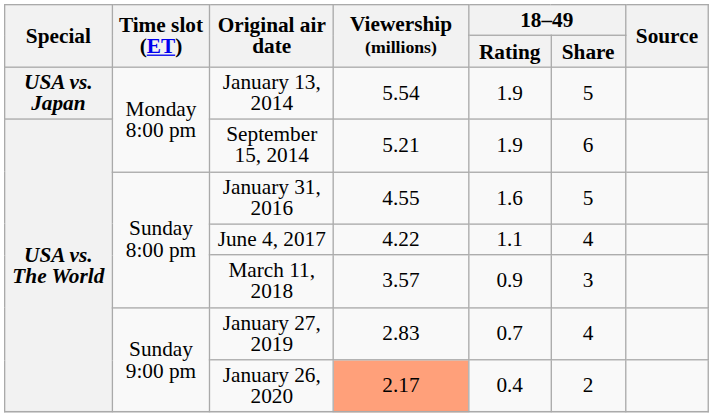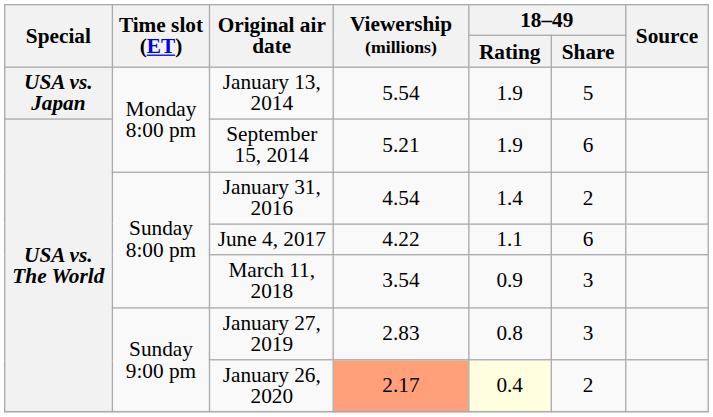(401, 197) 4.55 -> (401, 197) 4.54
(510, 197) 1.6 -> (510, 197) 1.4
(588, 197) 5 -> (588, 197) 2
(588, 239) 4 -> (588, 239) 6
(401, 281) 3.57 -> (401, 281) 3.54
(510, 333) 0.7 -> (510, 333) 0.8
(588, 333) 4 -> (588, 333) 3
(510, 385) no background -> (510, 385) lightyellow background
